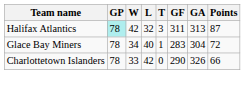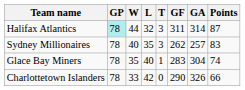(134, 28) 42 -> (134, 28) 44
(198, 28) 313 -> (198, 28) 314
+ row: (48, 45)
(134, 45) 34 -> (134, 61) 35
(215, 45) 72 -> (215, 61) 74
